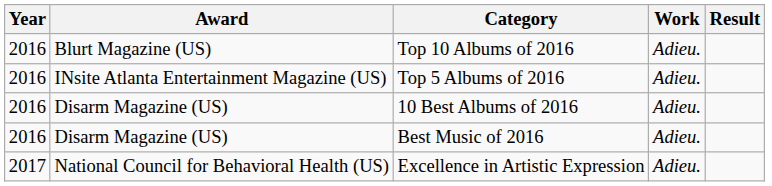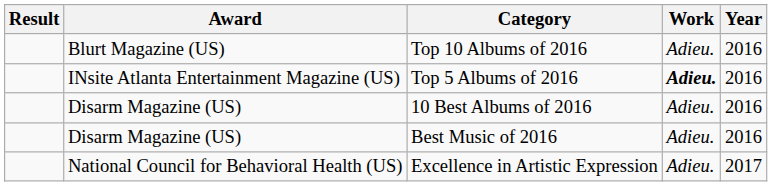columns swapped: (27, 19) <-> (735, 19)
(677, 78) normal -> (691, 78) bold
